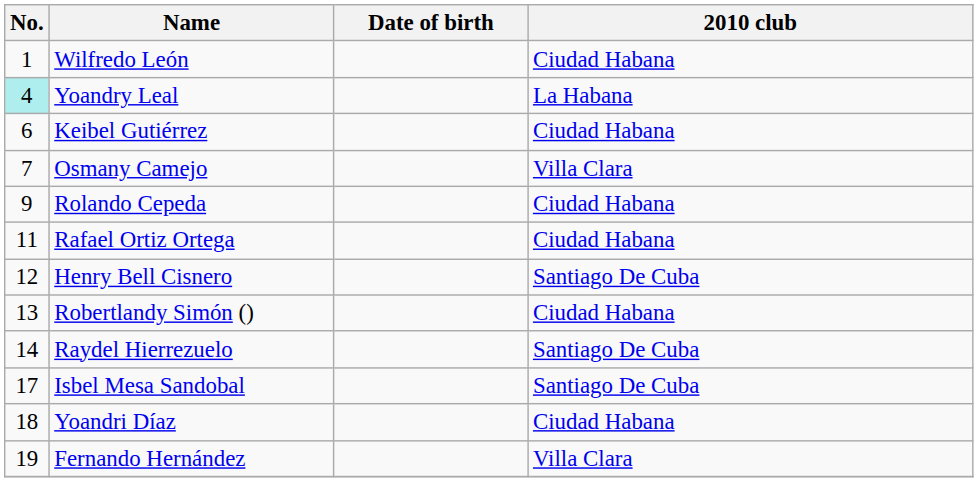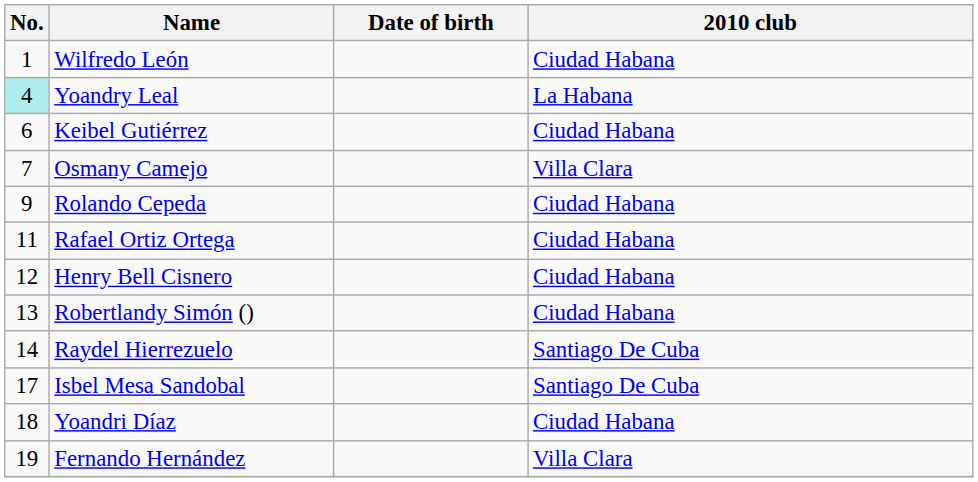(616, 276) Santiago De Cuba -> (604, 276) Ciudad Habana
